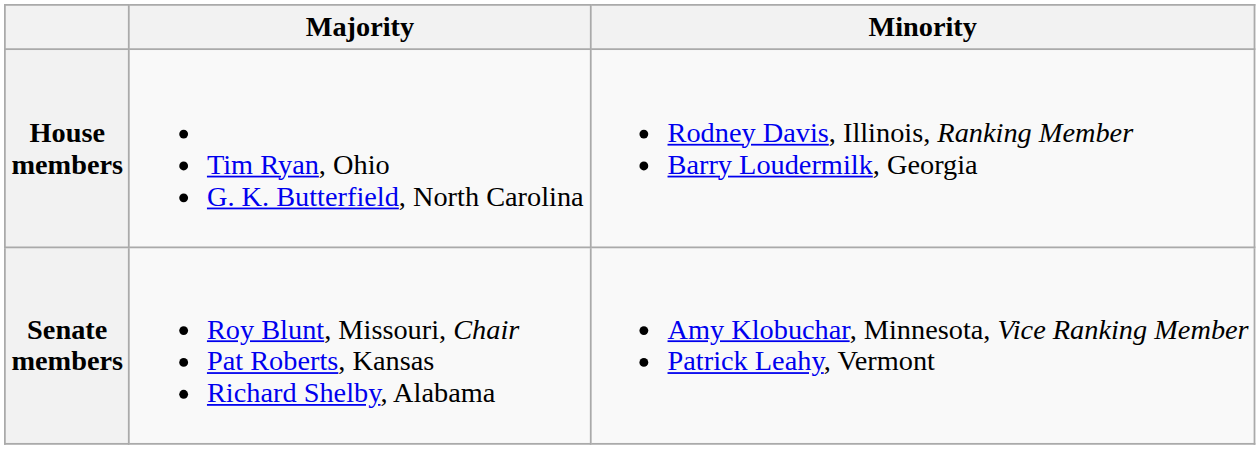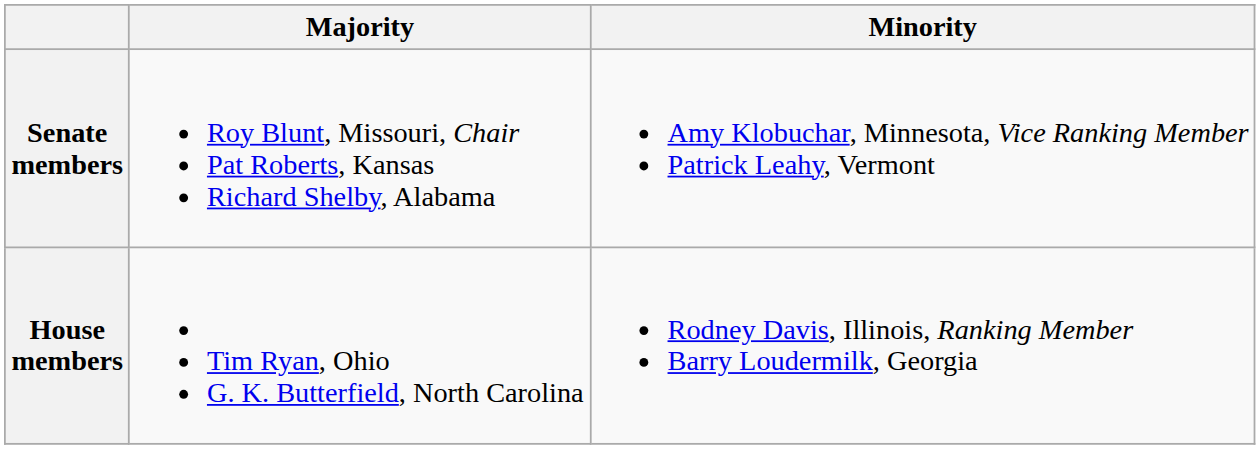rows swapped: (67, 345) <-> (67, 147)
